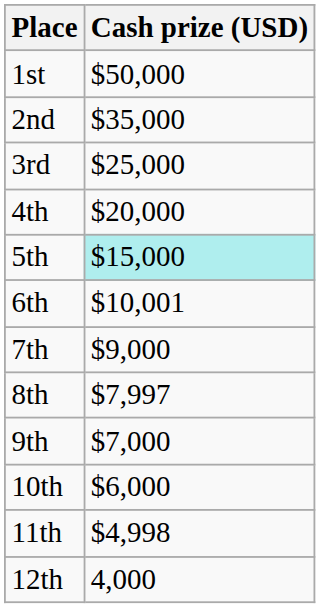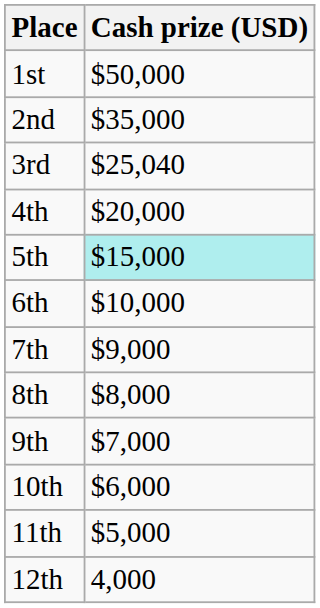(138, 165) $25,000 -> (138, 165) $25,040
(138, 303) $10,001 -> (138, 303) $10,000
(131, 394) $7,997 -> (131, 394) $8,000
(131, 532) $4,998 -> (131, 532) $5,000
